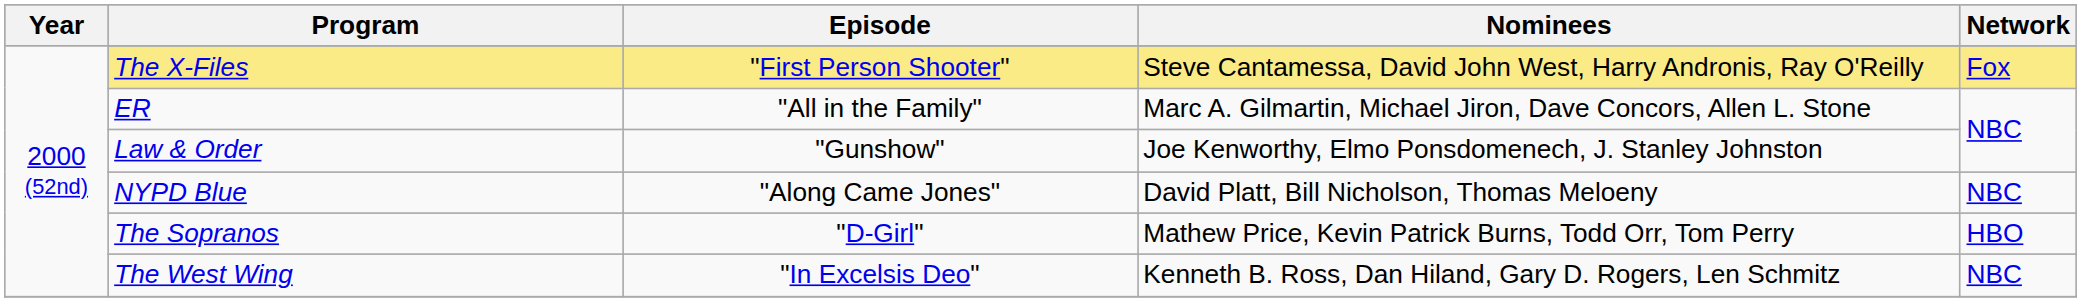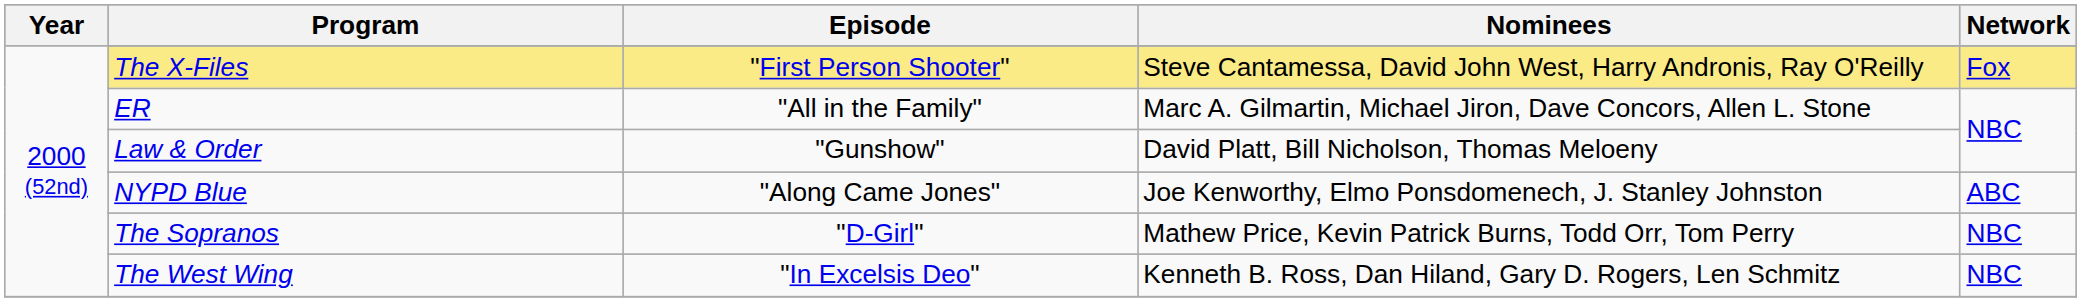(1483, 150) Joe Kenworthy, Elmo Ponsdomenech, J. Stanley Johnston -> (1400, 150) David Platt, Bill Nicholson, Thomas Meloeny
(1400, 191) David Platt, Bill Nicholson, Thomas Meloeny -> (1483, 191) Joe Kenworthy, Elmo Ponsdomenech, J. Stanley Johnston
(1994, 191) NBC -> (1993, 191) ABC
(1995, 233) HBO -> (1994, 233) NBC
